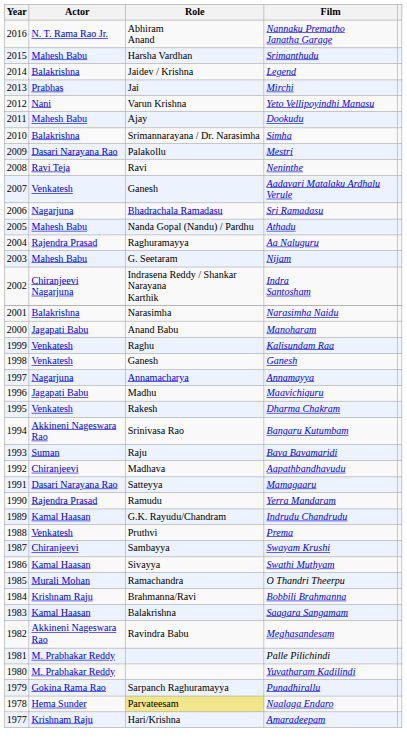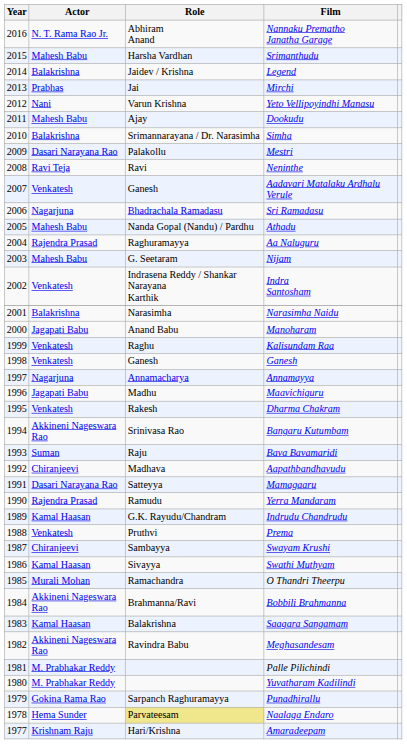(55, 286) Chiranjeevi Nagarjuna -> (52, 286) Venkatesh
(62, 596) Krishnam Raju -> (74, 602) Akkineni Nageswara Rao
